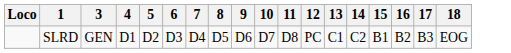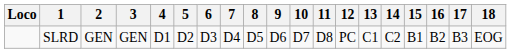+ column: (99, 15)
